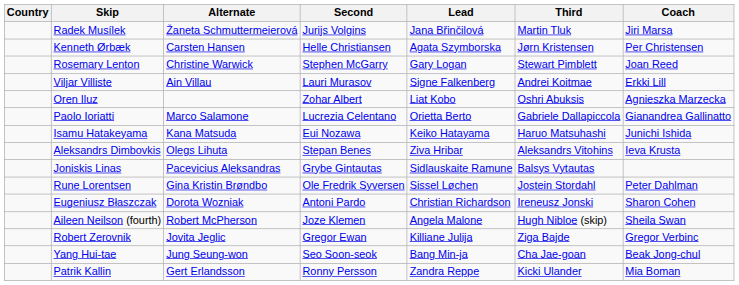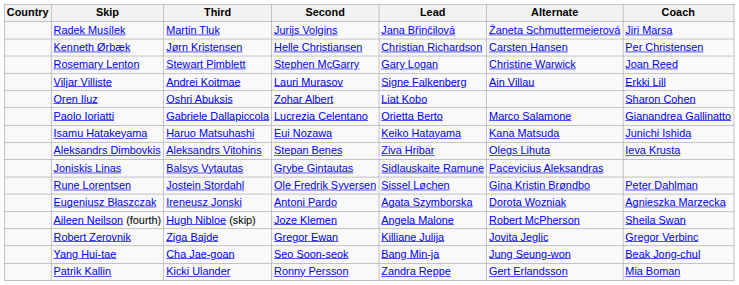columns swapped: (569, 13) <-> (232, 13)
(455, 47) Agata Szymborska -> (432, 47) Christian Richardson
(676, 99) Agnieszka Marzecka -> (660, 99) Sharon Cohen
(460, 202) Christian Richardson -> (427, 202) Agata Szymborska
(660, 202) Sharon Cohen -> (676, 202) Agnieszka Marzecka
